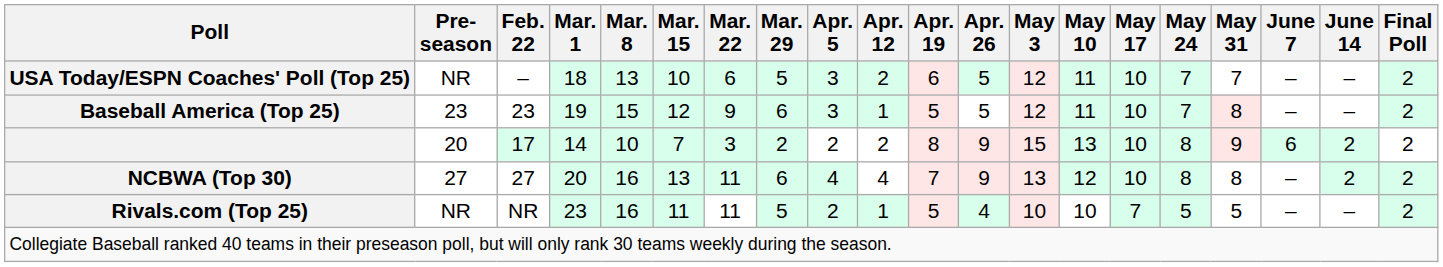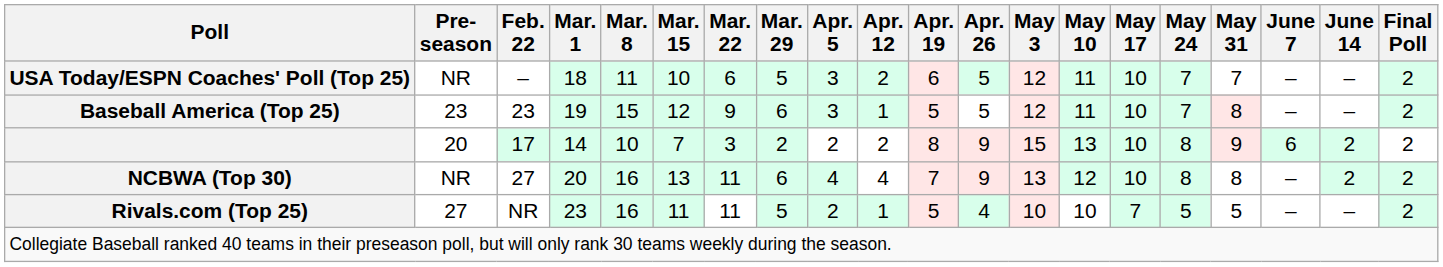(627, 77) 13 -> (627, 77) 11
(456, 177) 27 -> (456, 177) NR
(456, 210) NR -> (456, 210) 27
